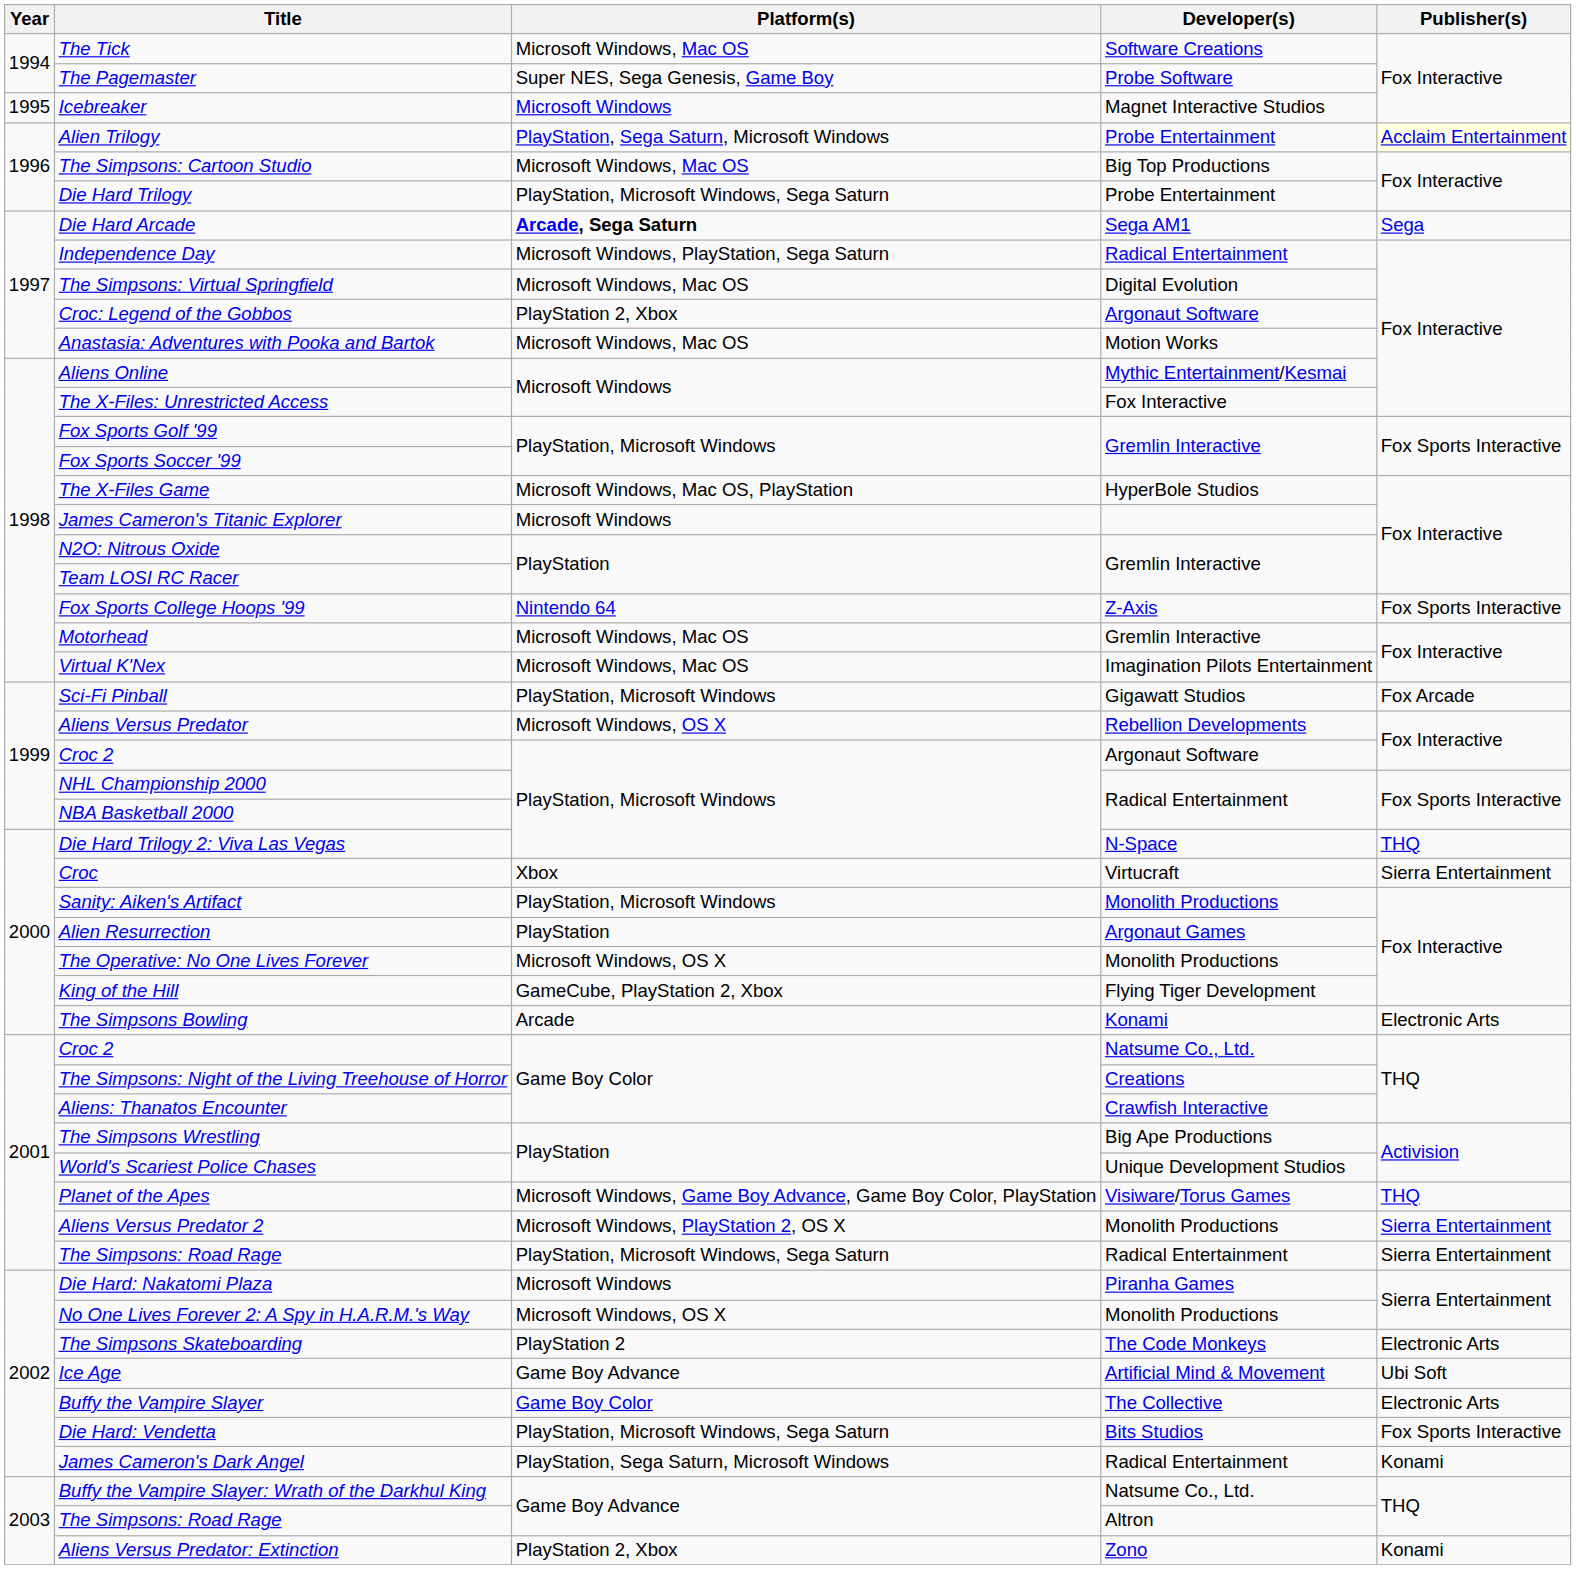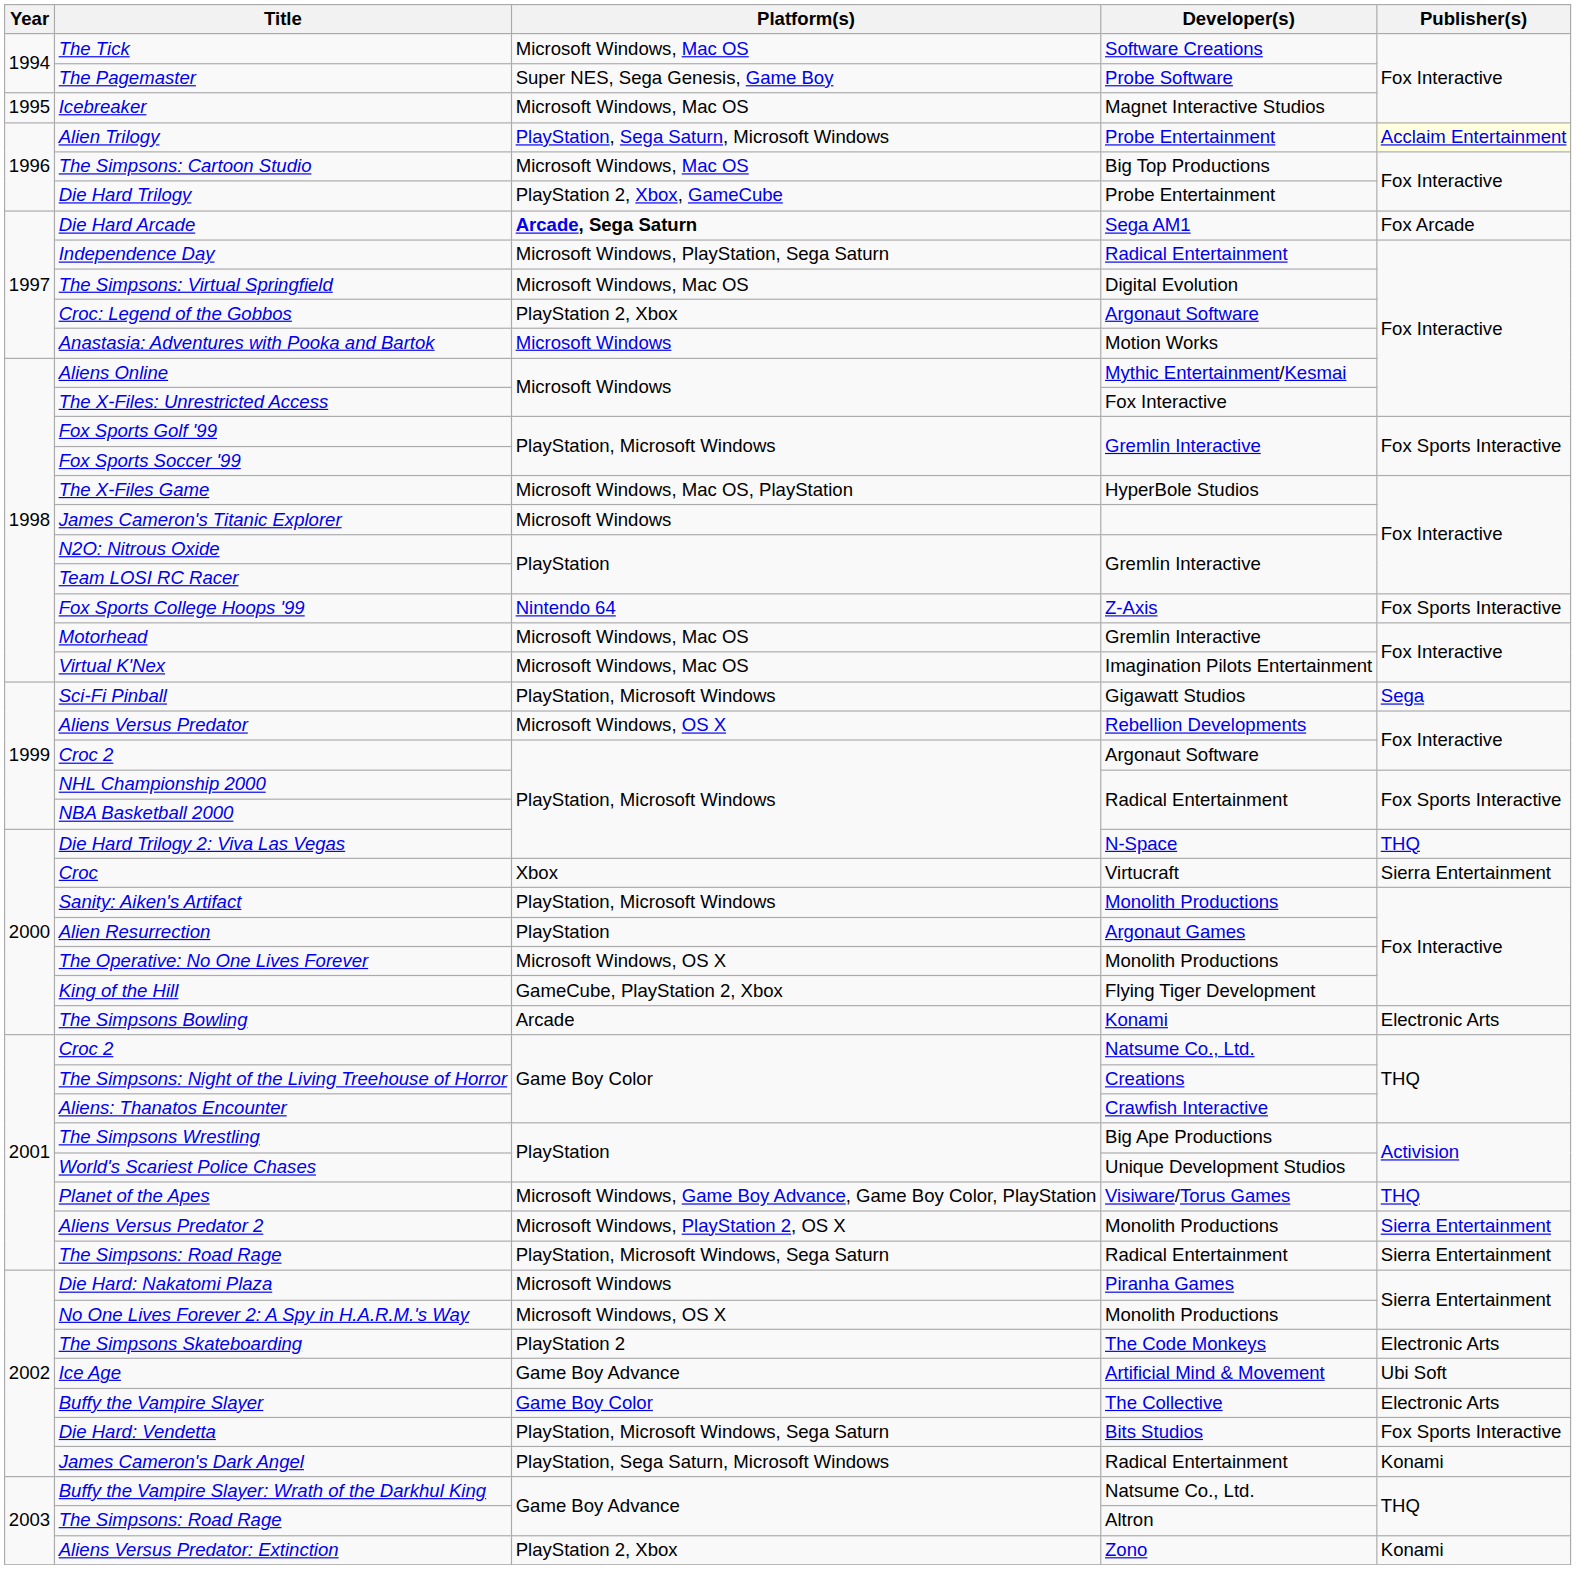(594, 107) Microsoft Windows -> (632, 107) Microsoft Windows, Mac OS
(702, 195) PlayStation, Microsoft Windows, Sega Saturn -> (649, 195) PlayStation 2, Xbox, GameCube
(1402, 225) Sega -> (1428, 225) Fox Arcade
(632, 343) Microsoft Windows, Mac OS -> (594, 343) Microsoft Windows
(1428, 696) Fox Arcade -> (1402, 696) Sega
